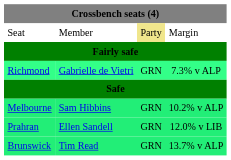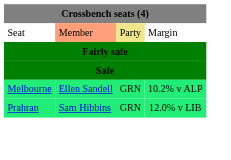(76, 32) no background -> (76, 32) lightsalmon background
- row: (28, 70)
(85, 108) Sam Hibbins -> (86, 89) Ellen Sandell
(86, 127) Ellen Sandell -> (85, 108) Sam Hibbins
- row: (29, 145)
